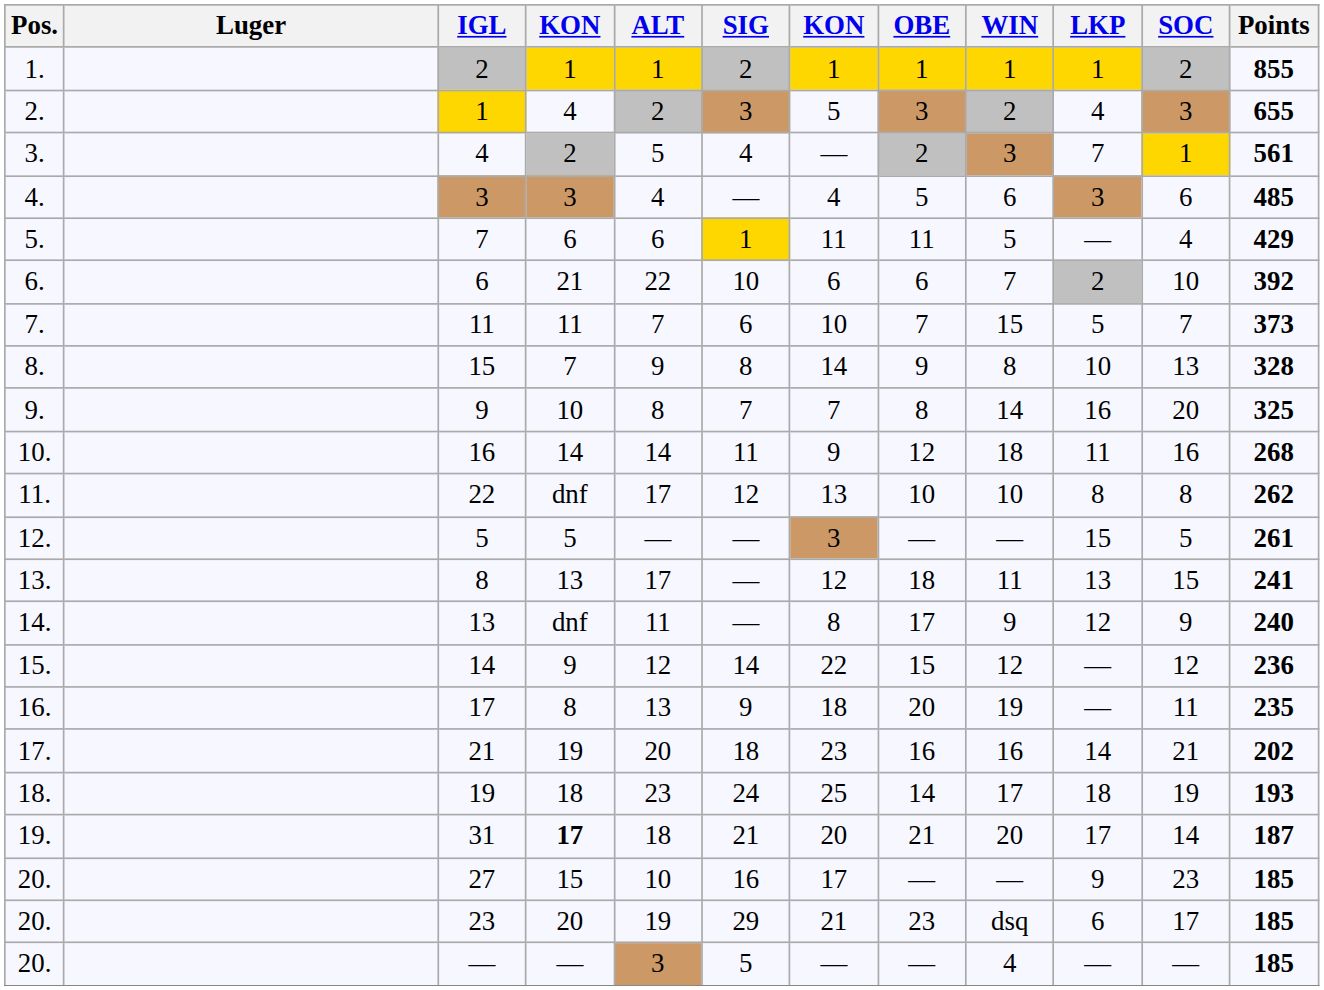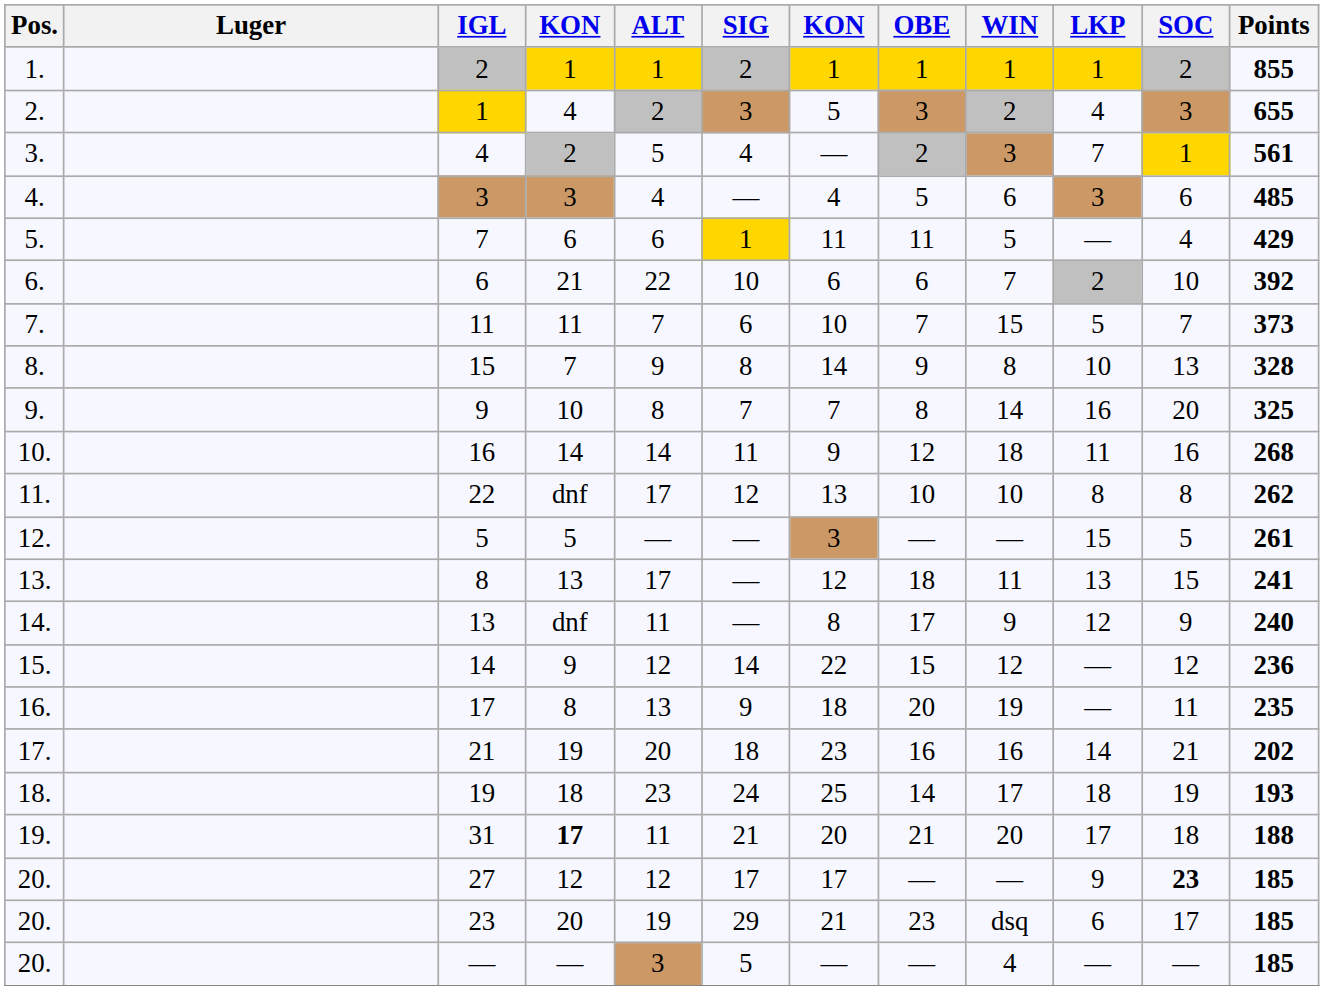(658, 835) 18 -> (658, 835) 11
(1186, 835) 14 -> (1186, 835) 18
(1274, 835) 187 -> (1274, 835) 188
(570, 878) 15 -> (570, 878) 12
(658, 878) 10 -> (658, 878) 12
(746, 878) 16 -> (746, 878) 17
(1186, 878) normal -> (1186, 878) bold
